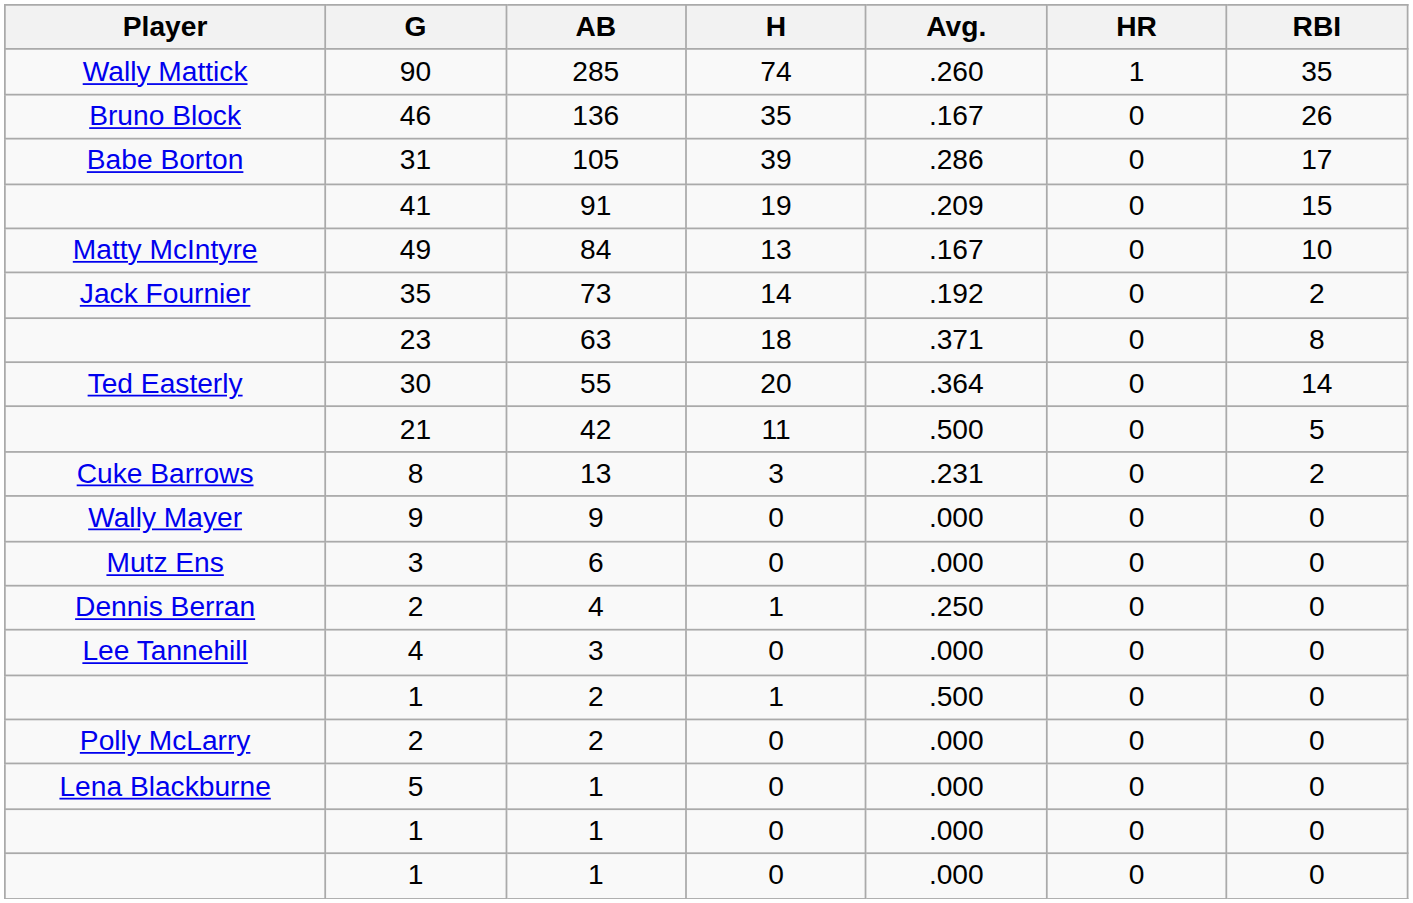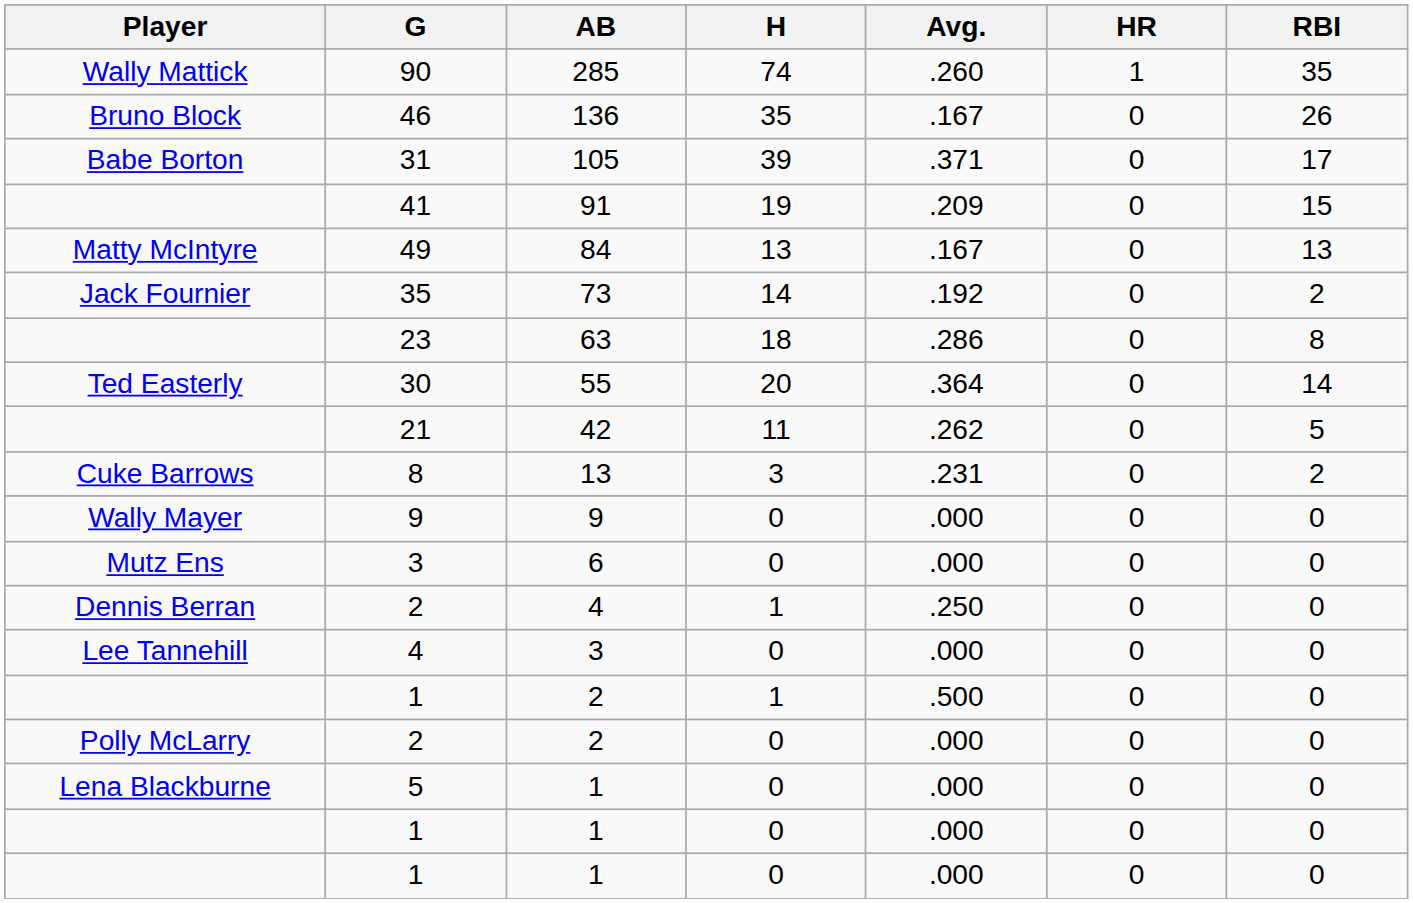(956, 160) .286 -> (956, 160) .371
(1317, 250) 10 -> (1317, 250) 13
(956, 339) .371 -> (956, 339) .286
(956, 428) .500 -> (956, 428) .262
